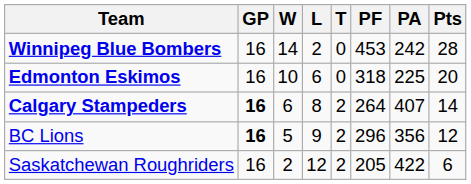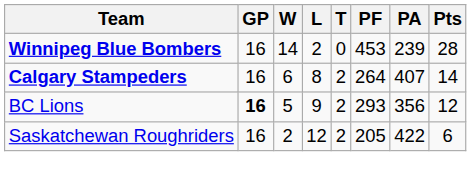(410, 48) 242 -> (410, 48) 239
- row: (95, 77)
(256, 106) bold -> (256, 77) normal
(370, 135) 296 -> (370, 106) 293
